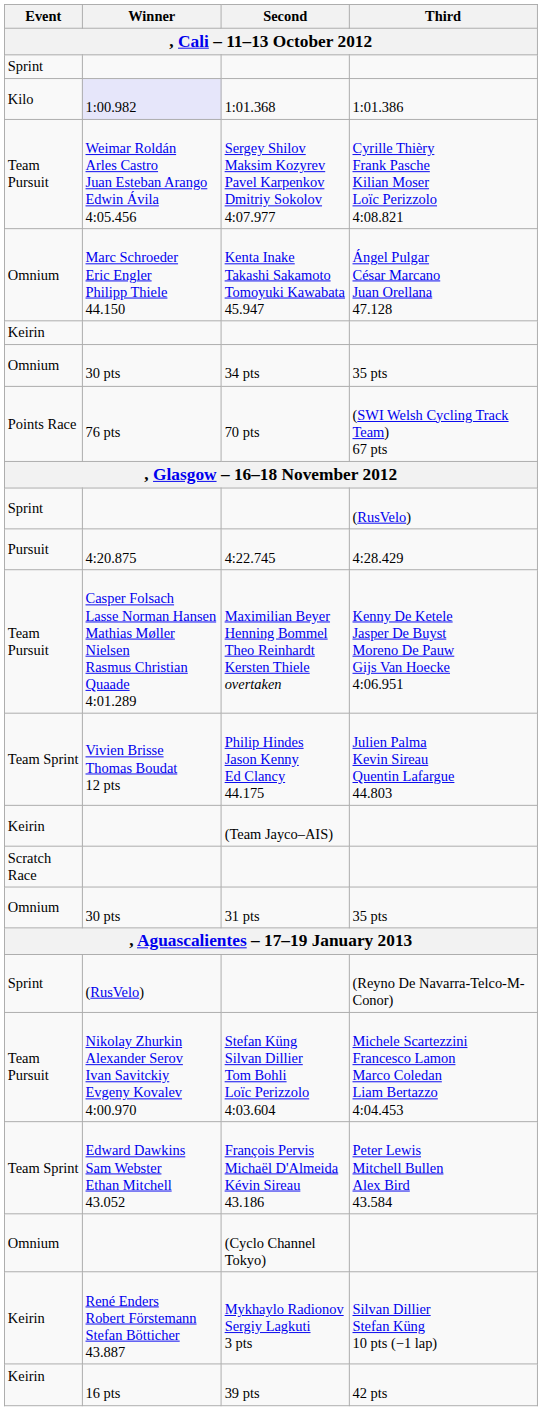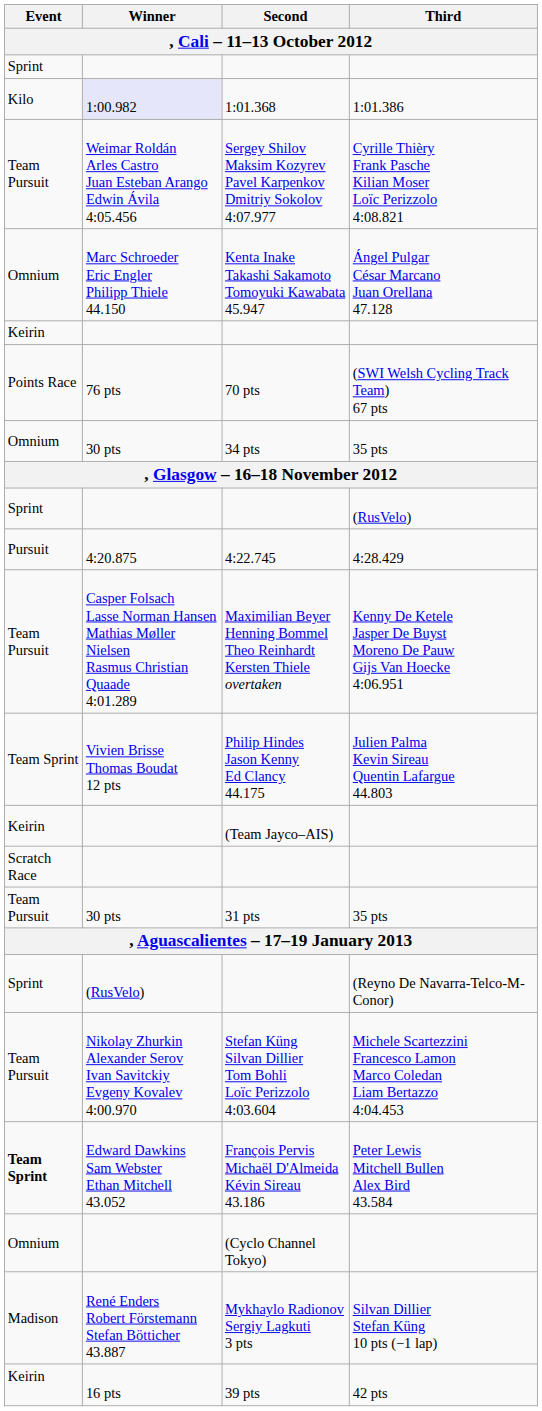rows swapped: (242, 432) <-> (242, 374)
(33, 907) Omnium -> (28, 907) Team Pursuit
(43, 1168) normal -> (27, 1168) bold
(26, 1318) Keirin -> (33, 1318) Madison
